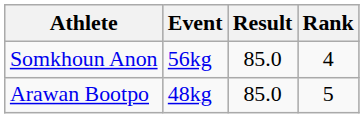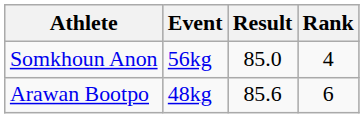(263, 95) 85.0 -> (263, 95) 85.6
(328, 95) 5 -> (328, 95) 6
